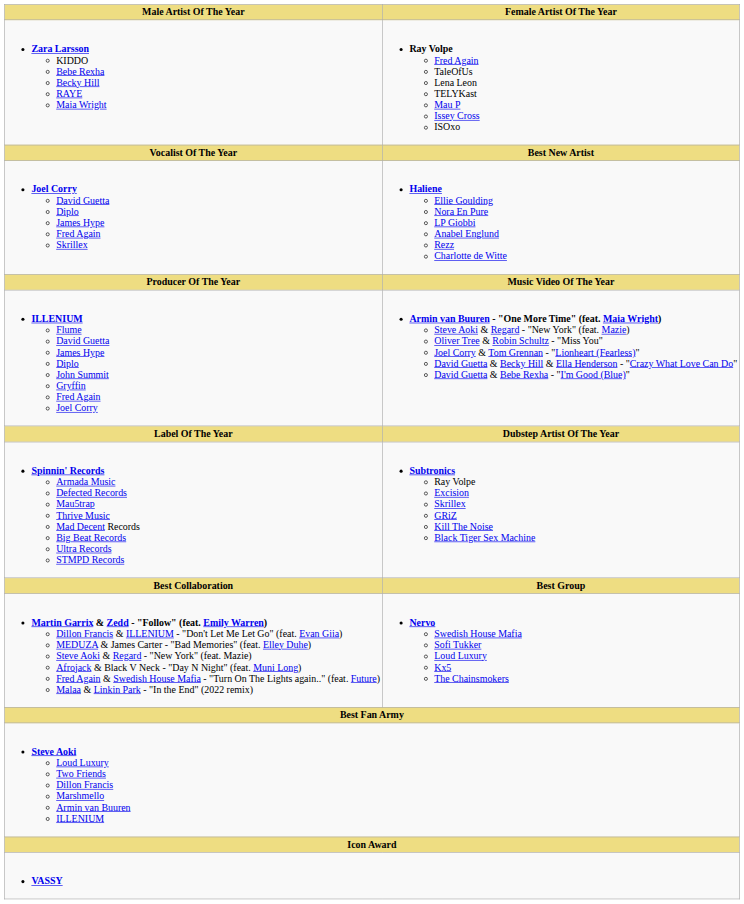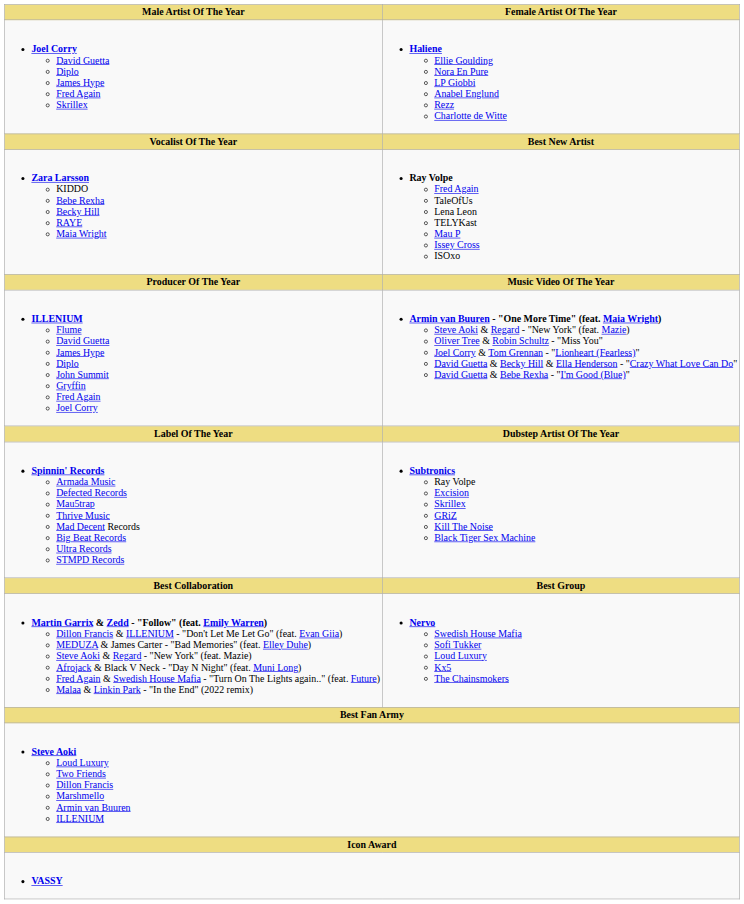rows swapped: (193, 217) <-> (193, 77)
